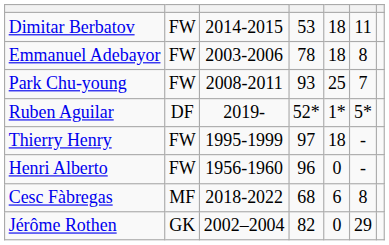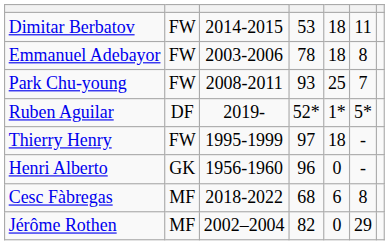(182, 169) FW -> (182, 169) GK
(182, 225) GK -> (182, 225) MF
